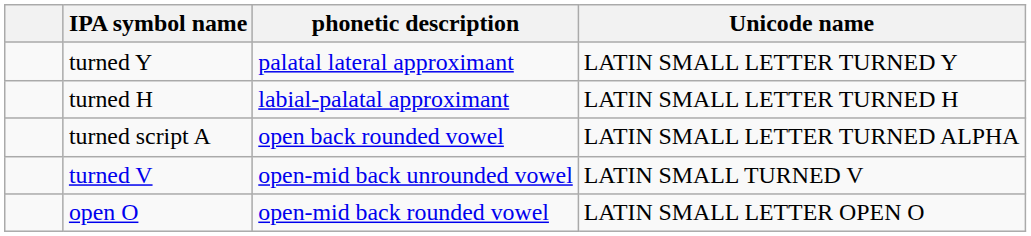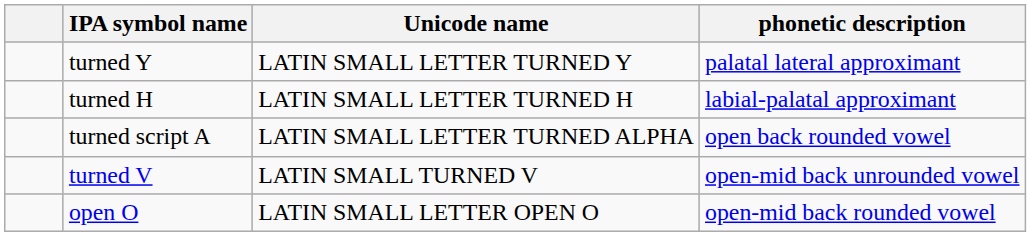columns swapped: (416, 23) <-> (802, 23)
